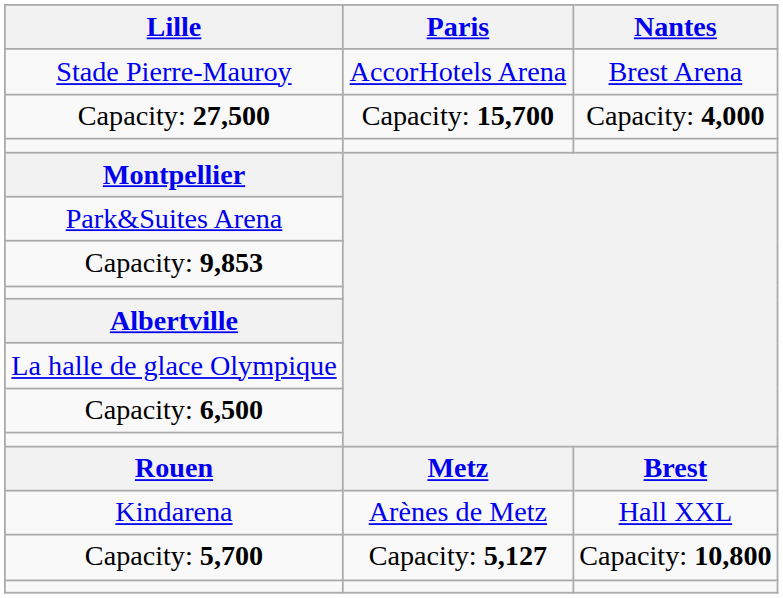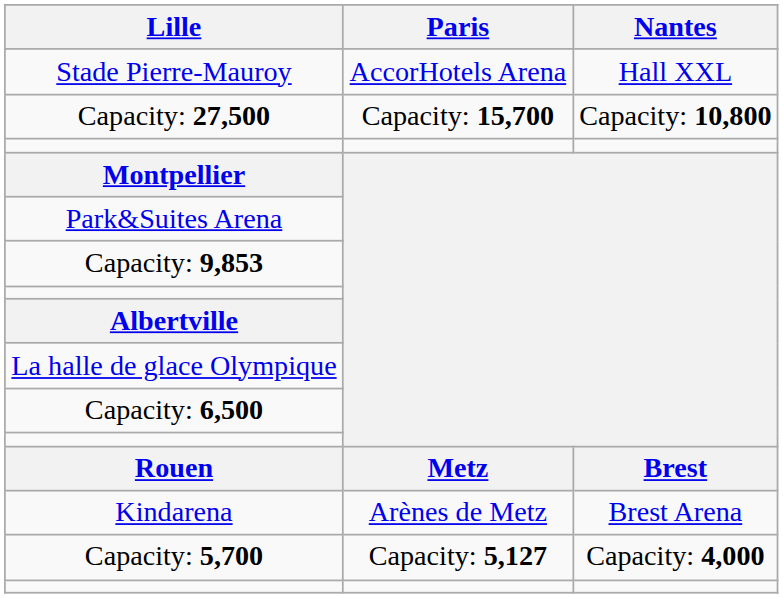(675, 71) Brest Arena -> (675, 71) Hall XXL
(675, 116) Capacity: 4,000 -> (675, 116) Capacity: 10,800
(675, 512) Hall XXL -> (675, 512) Brest Arena
(675, 557) Capacity: 10,800 -> (675, 557) Capacity: 4,000
